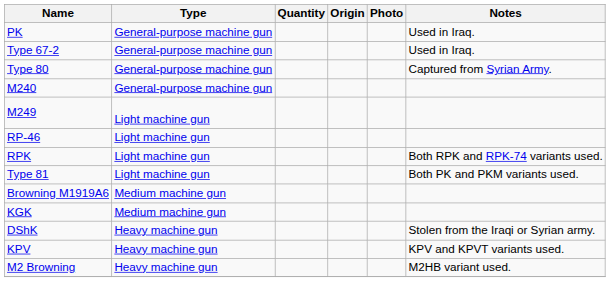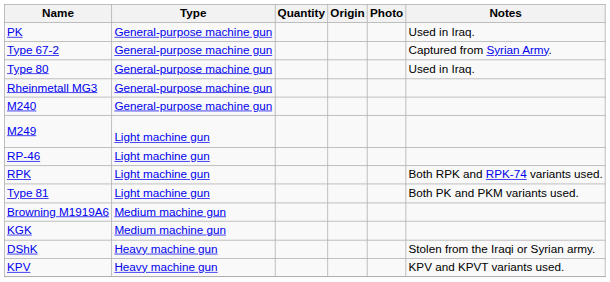(442, 50) Used in Iraq. -> (480, 50) Captured from Syrian Army.
(480, 69) Captured from Syrian Army. -> (442, 69) Used in Iraq.
+ row: (52, 87)
- row: (41, 267)
